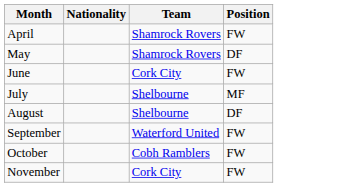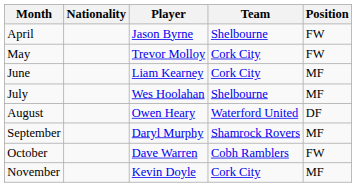+ column: (168, 14)
(176, 34) Shamrock Rovers -> (239, 34) Shelbourne
(176, 53) Shamrock Rovers -> (236, 53) Cork City
(235, 53) DF -> (315, 53) FW
(236, 73) FW -> (315, 73) MF
(160, 113) Shelbourne -> (255, 113) Waterford United
(175, 133) Waterford United -> (255, 133) Shamrock Rovers
(236, 133) FW -> (315, 133) MF
(236, 172) FW -> (315, 172) MF
